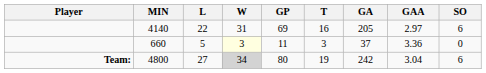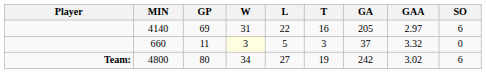columns swapped: (283, 12) <-> (203, 12)
(413, 44) 3.36 -> (413, 44) 3.32
(242, 60) lightgrey background -> (246, 60) no background
(413, 60) 3.04 -> (413, 60) 3.02
